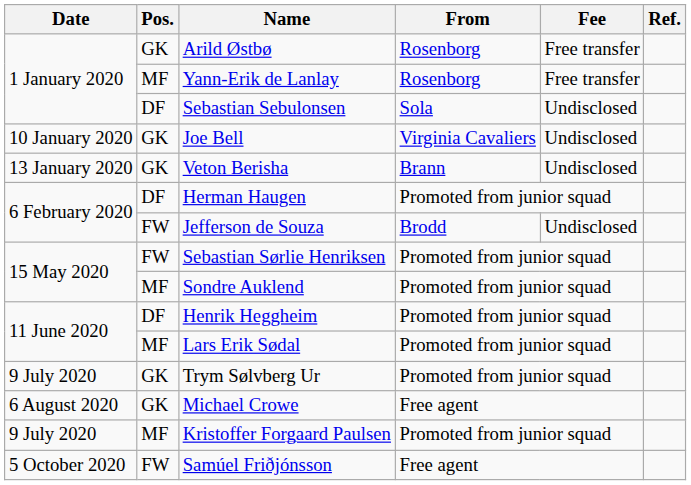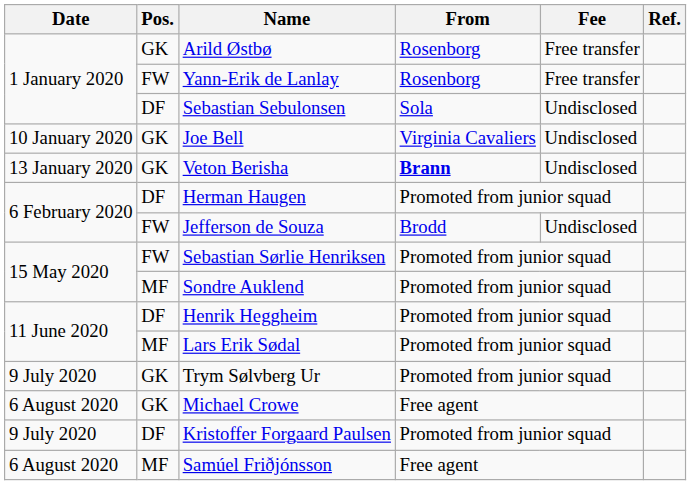(155, 78) MF -> (155, 78) FW
(422, 167) normal -> (425, 167) bold
(155, 434) MF -> (153, 434) DF
(67, 464) 5 October 2020 -> (64, 464) 6 August 2020
(155, 464) FW -> (155, 464) MF
